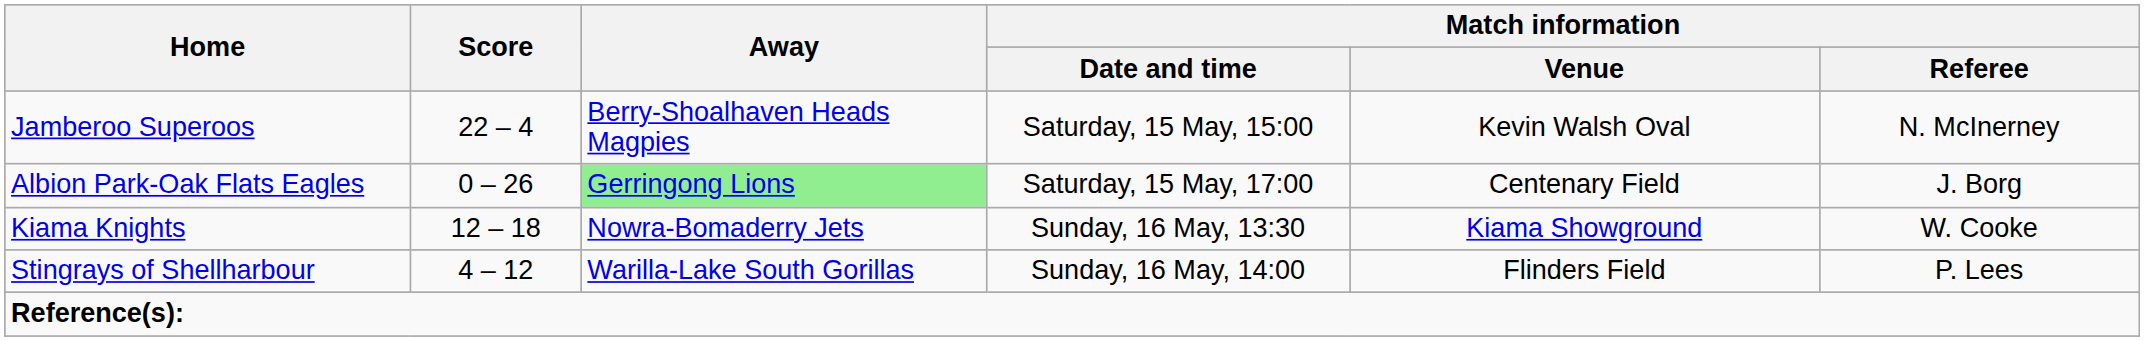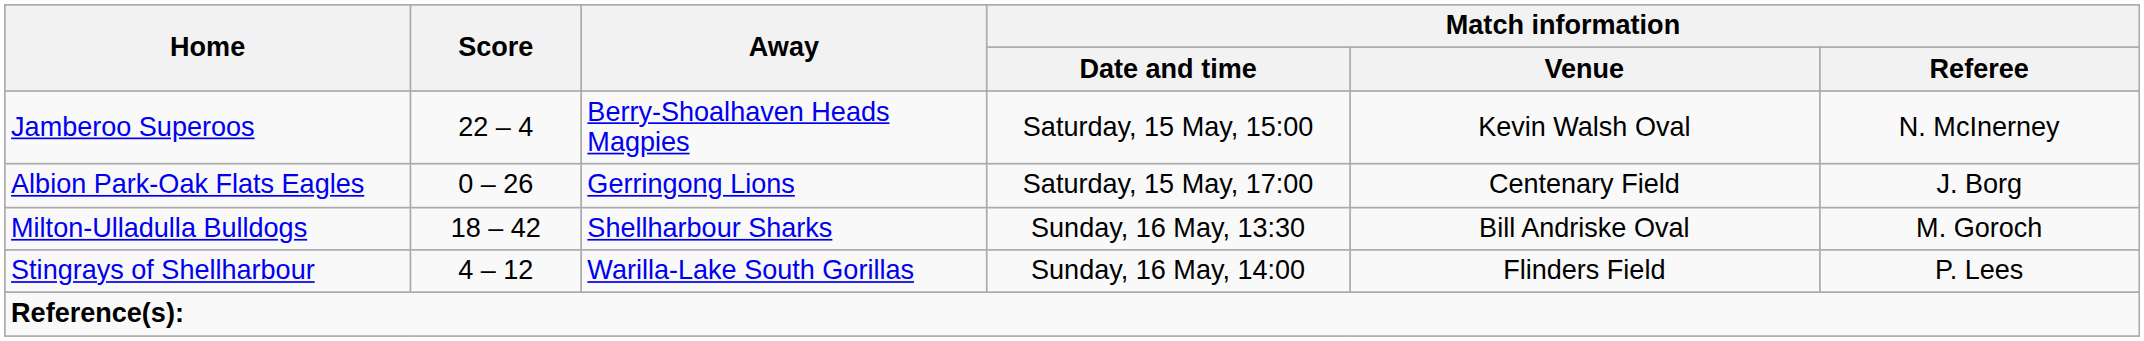(691, 185) lightgreen background -> (691, 185) no background
- row: (98, 227)
+ row: (159, 227)
